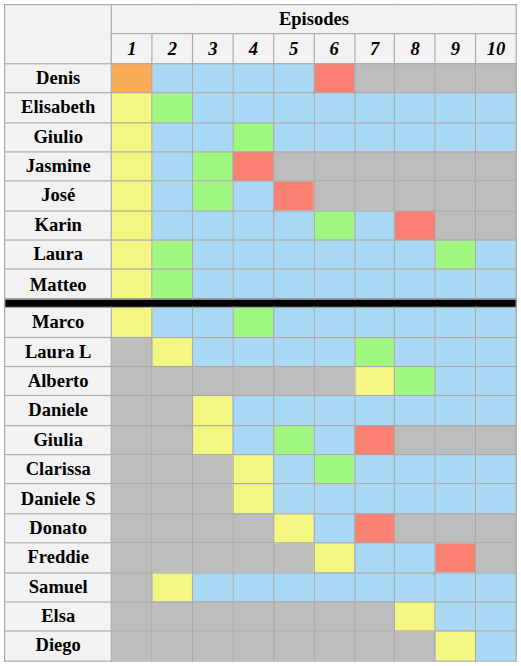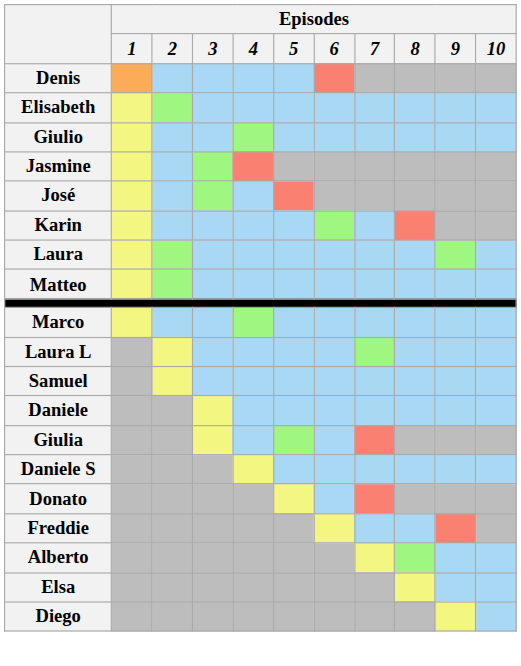rows swapped: (58, 587) <-> (58, 380)
- row: (58, 469)
